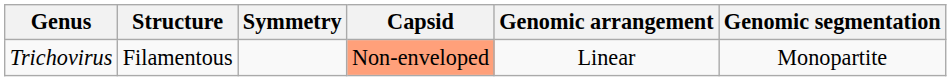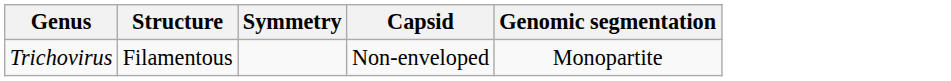- column: (606, 22)
(420, 57) lightsalmon background -> (420, 57) no background
